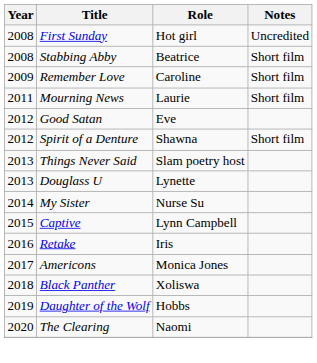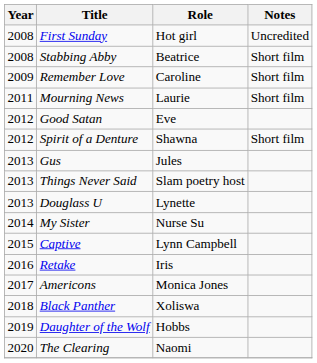+ row: (50, 160)
